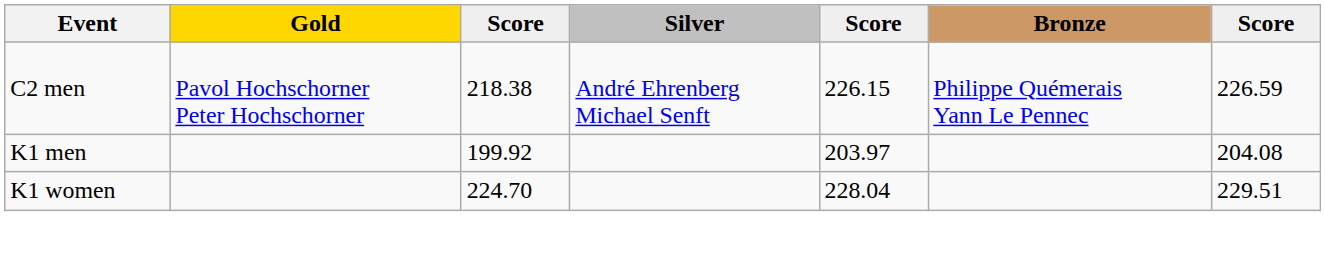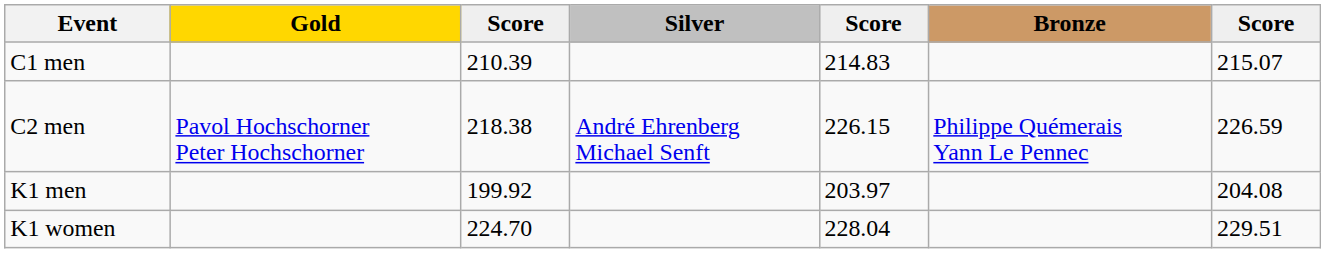+ row: (48, 61)
